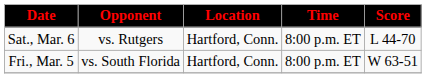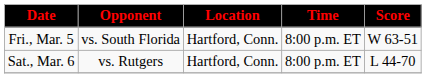rows swapped: (41, 61) <-> (41, 38)
